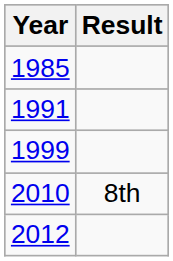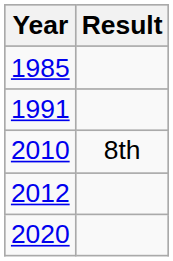- row: (40, 151)
+ row: (40, 234)
